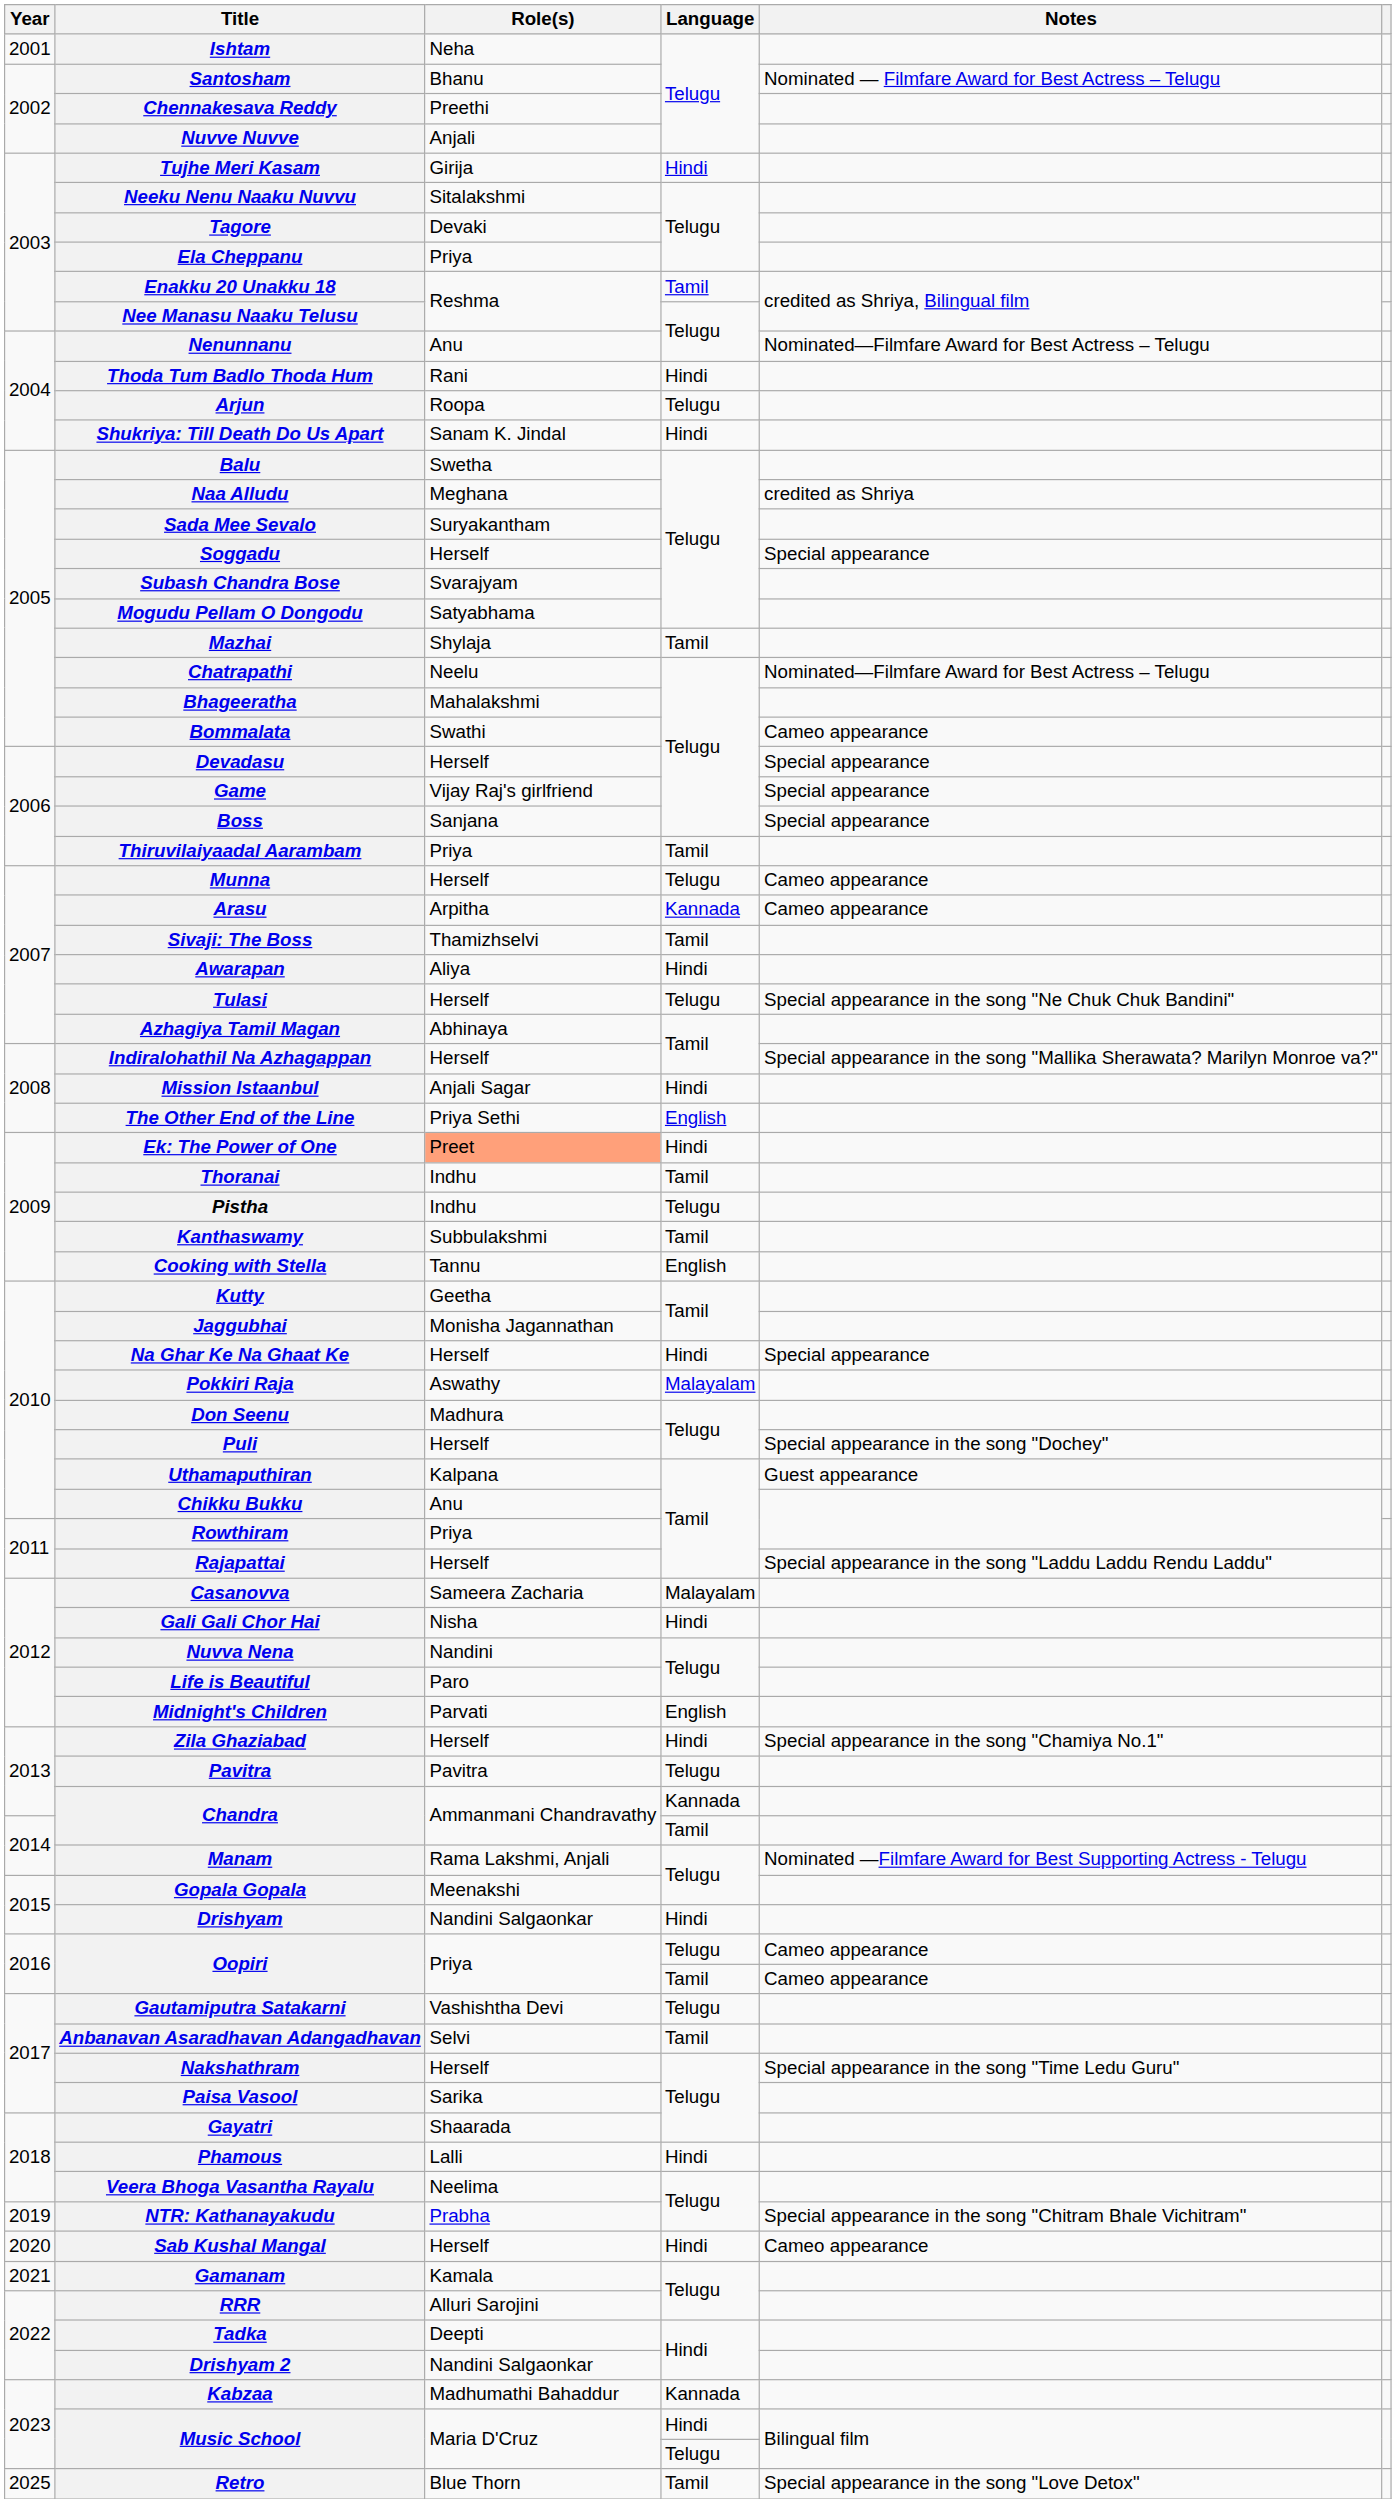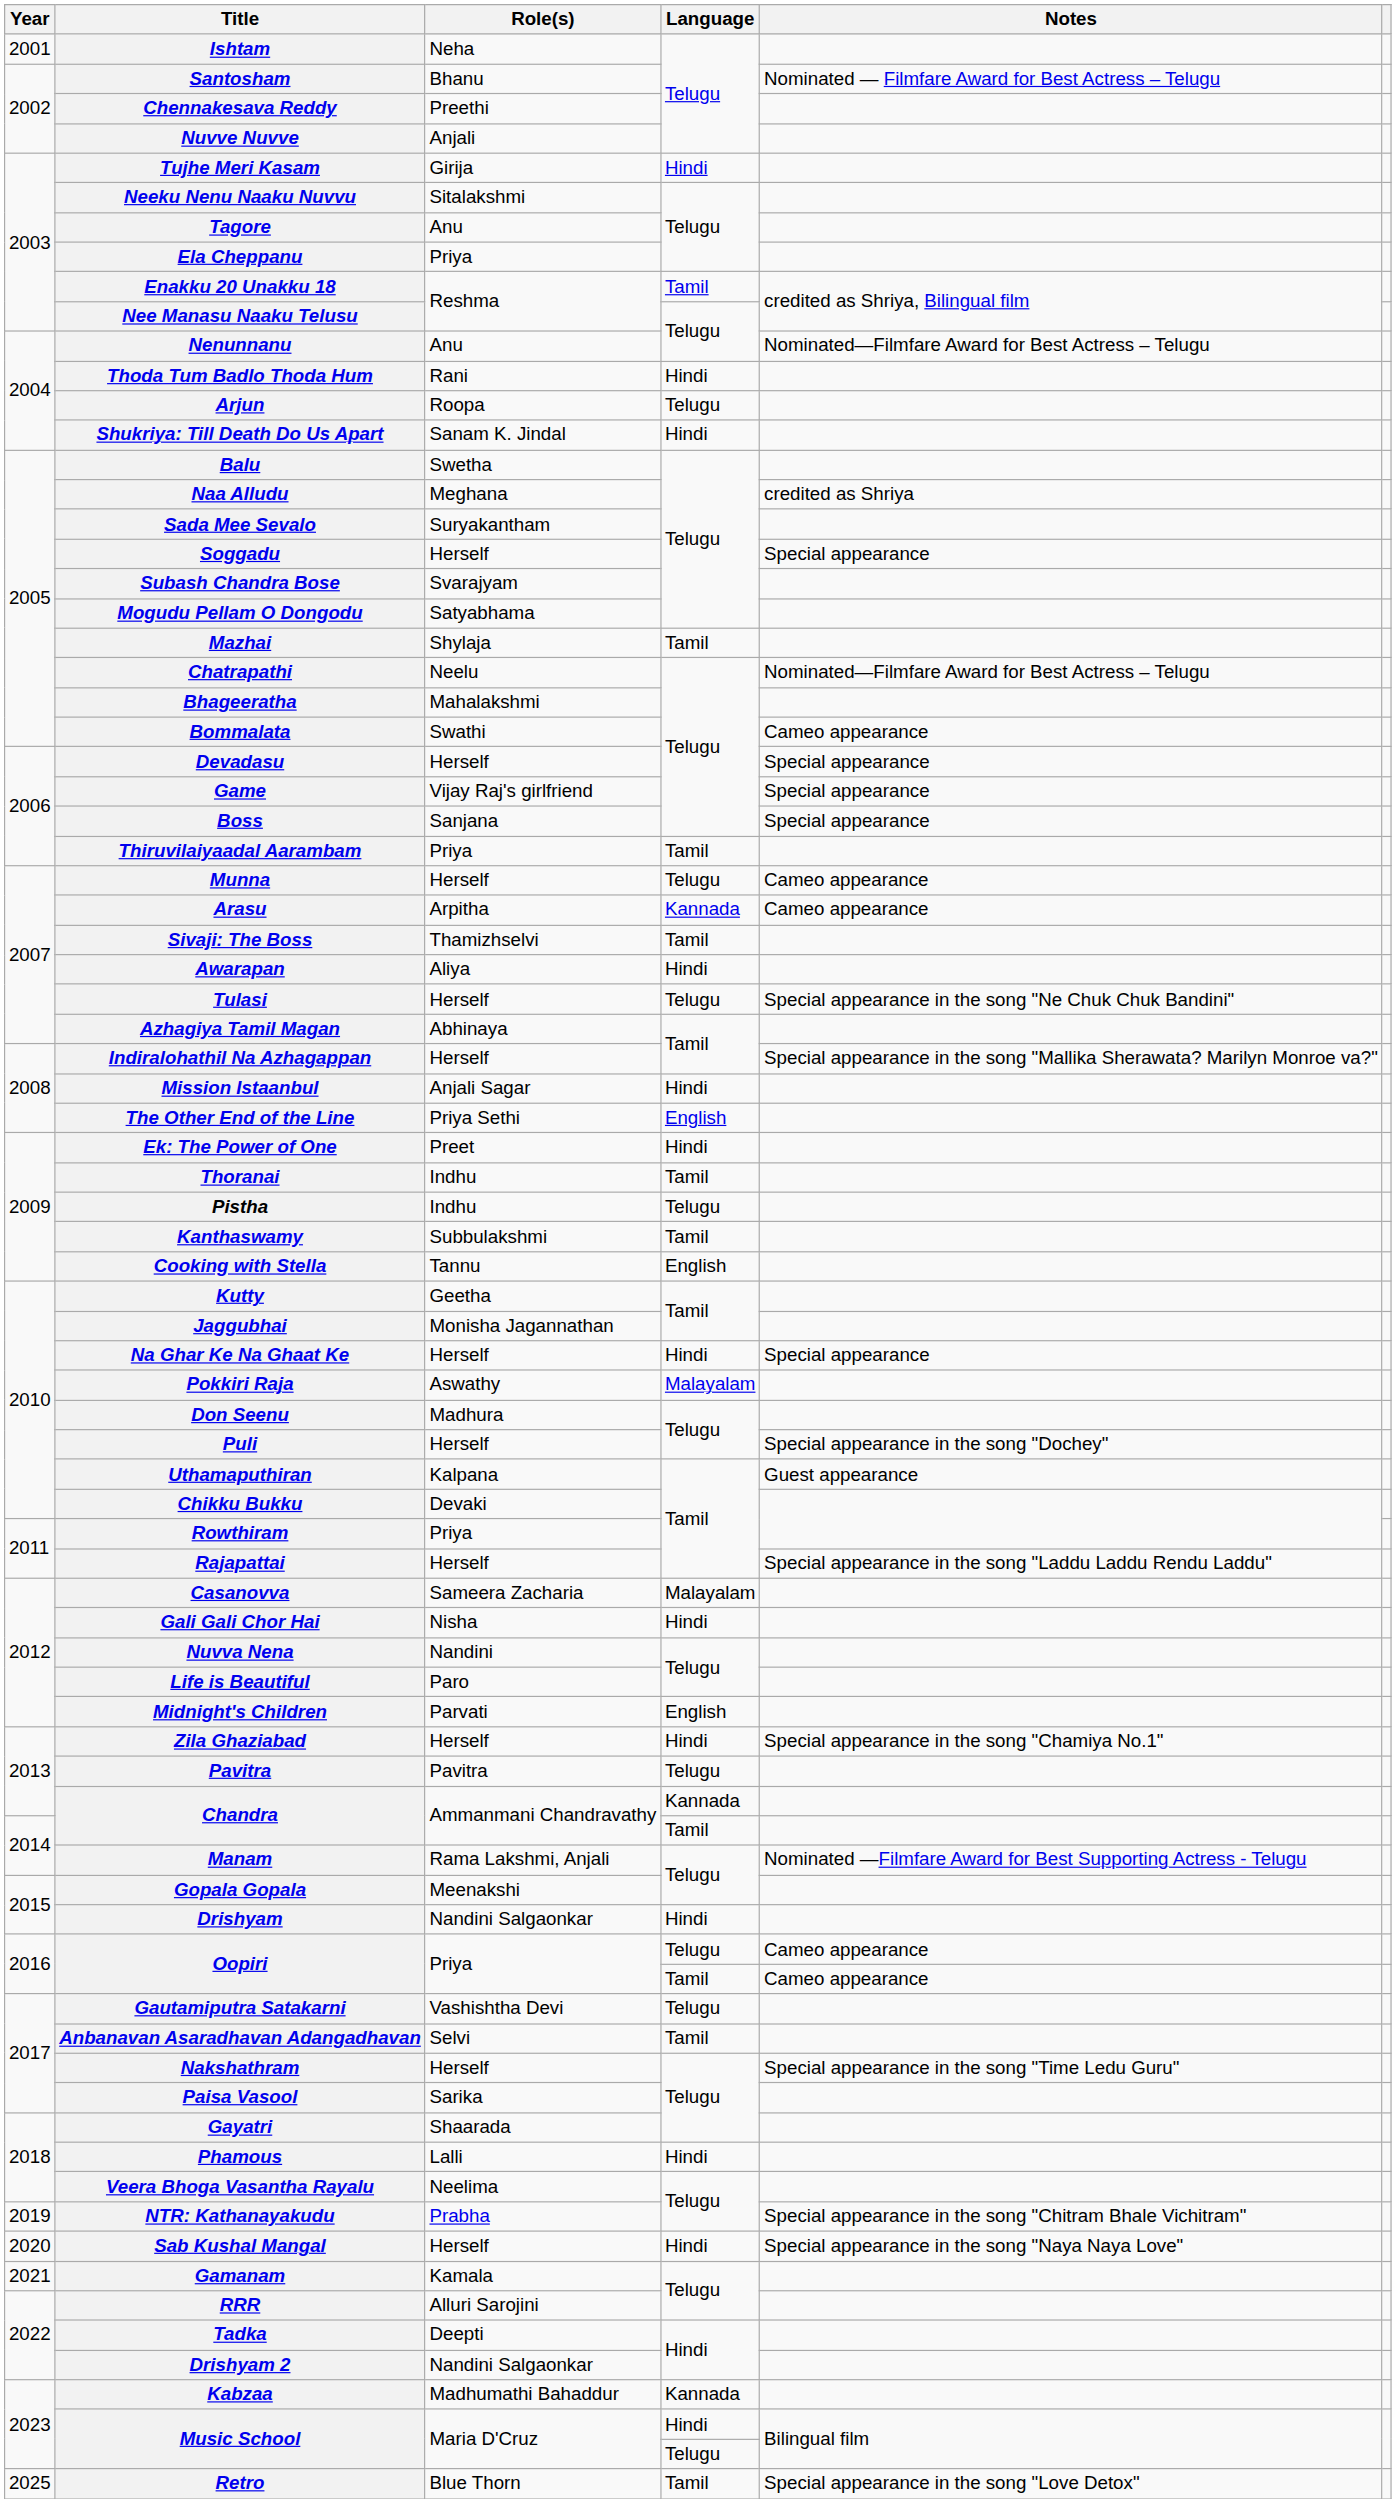(458, 227) Devaki -> (446, 227) Anu
(452, 1147) lightsalmon background -> (452, 1147) no background
(446, 1503) Anu -> (458, 1503) Devaki
(846, 2246) Cameo appearance -> (974, 2246) Special appearance in the song "Naya Naya Love"
